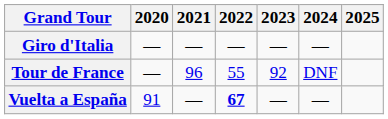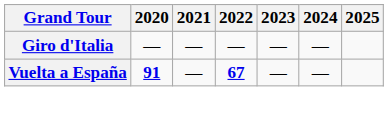- row: (68, 72)
(152, 99) normal -> (152, 72) bold
